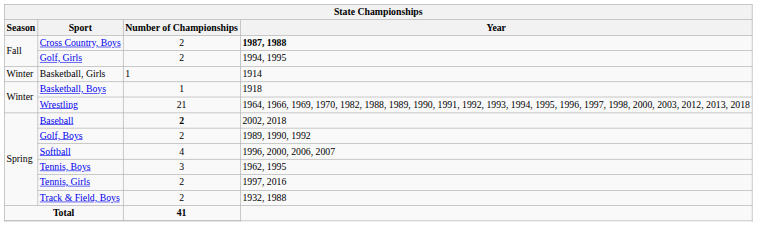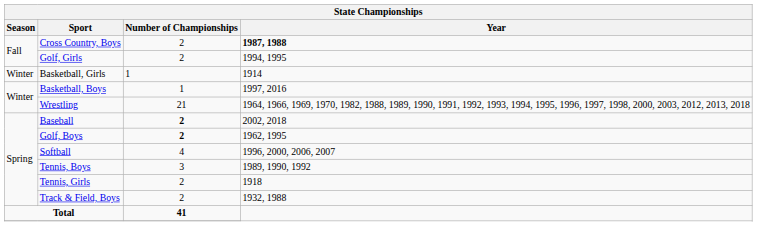(252, 89) 1918 -> (264, 89) 1997, 2016
(182, 136) normal -> (182, 136) bold
(277, 136) 1989, 1990, 1992 -> (264, 136) 1962, 1995
(264, 167) 1962, 1995 -> (277, 167) 1989, 1990, 1992
(264, 182) 1997, 2016 -> (252, 182) 1918
